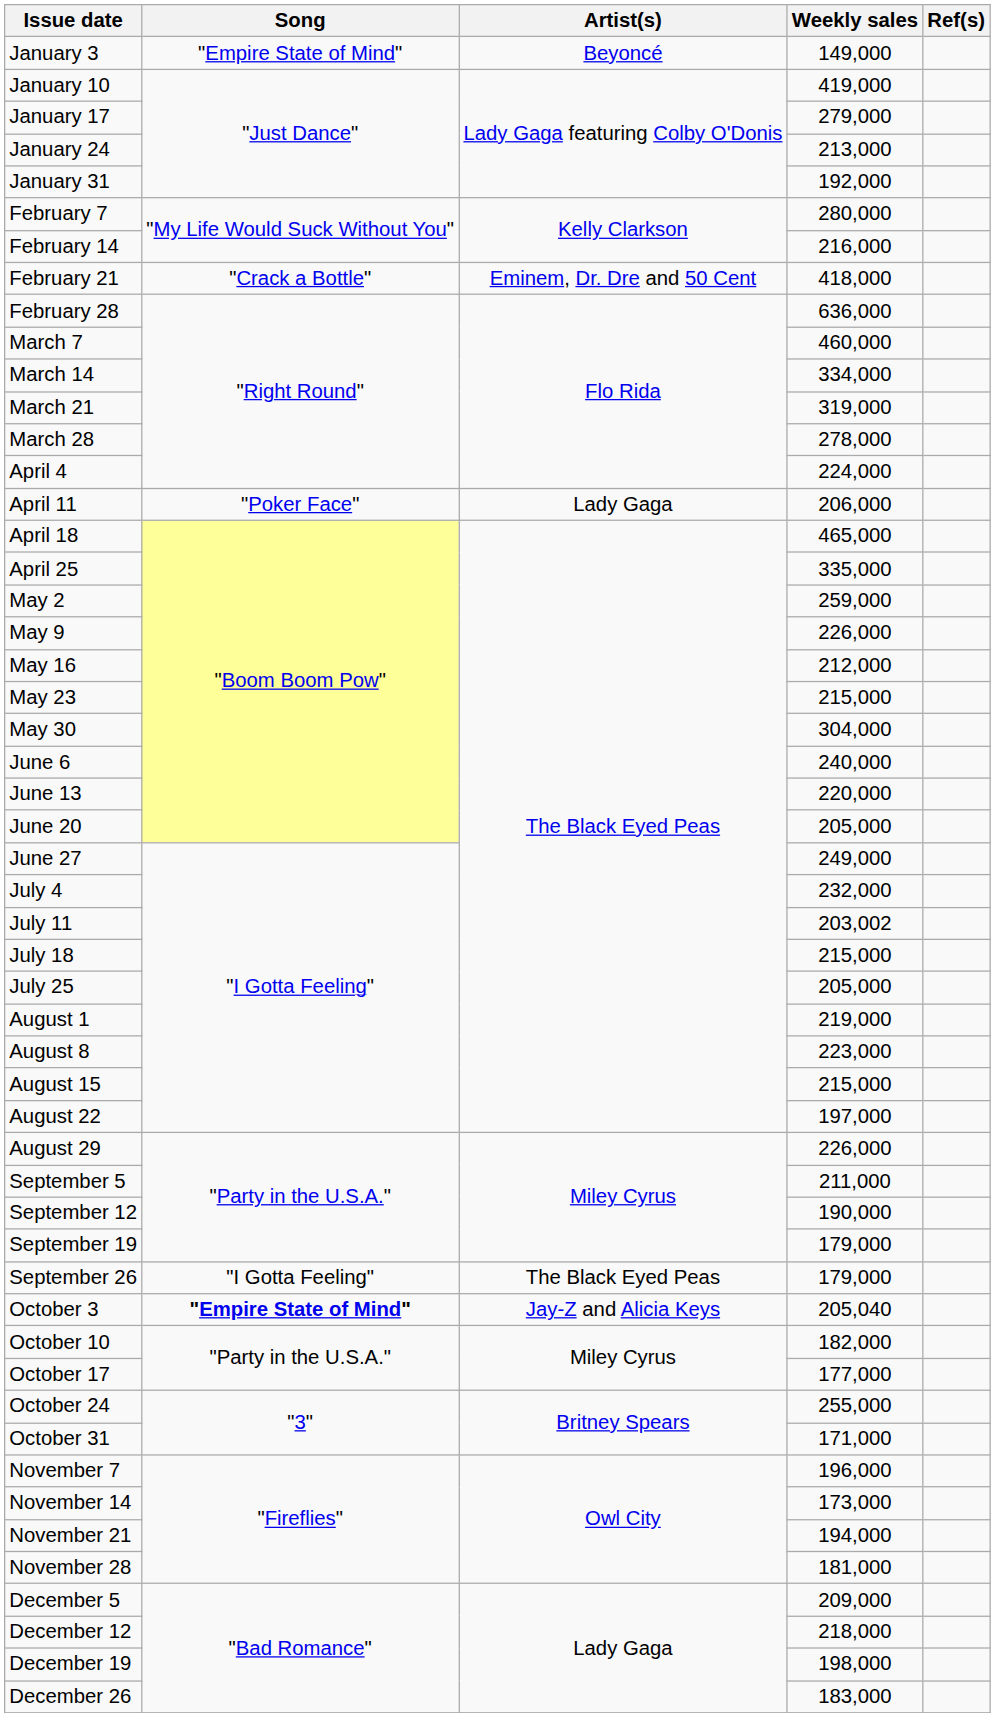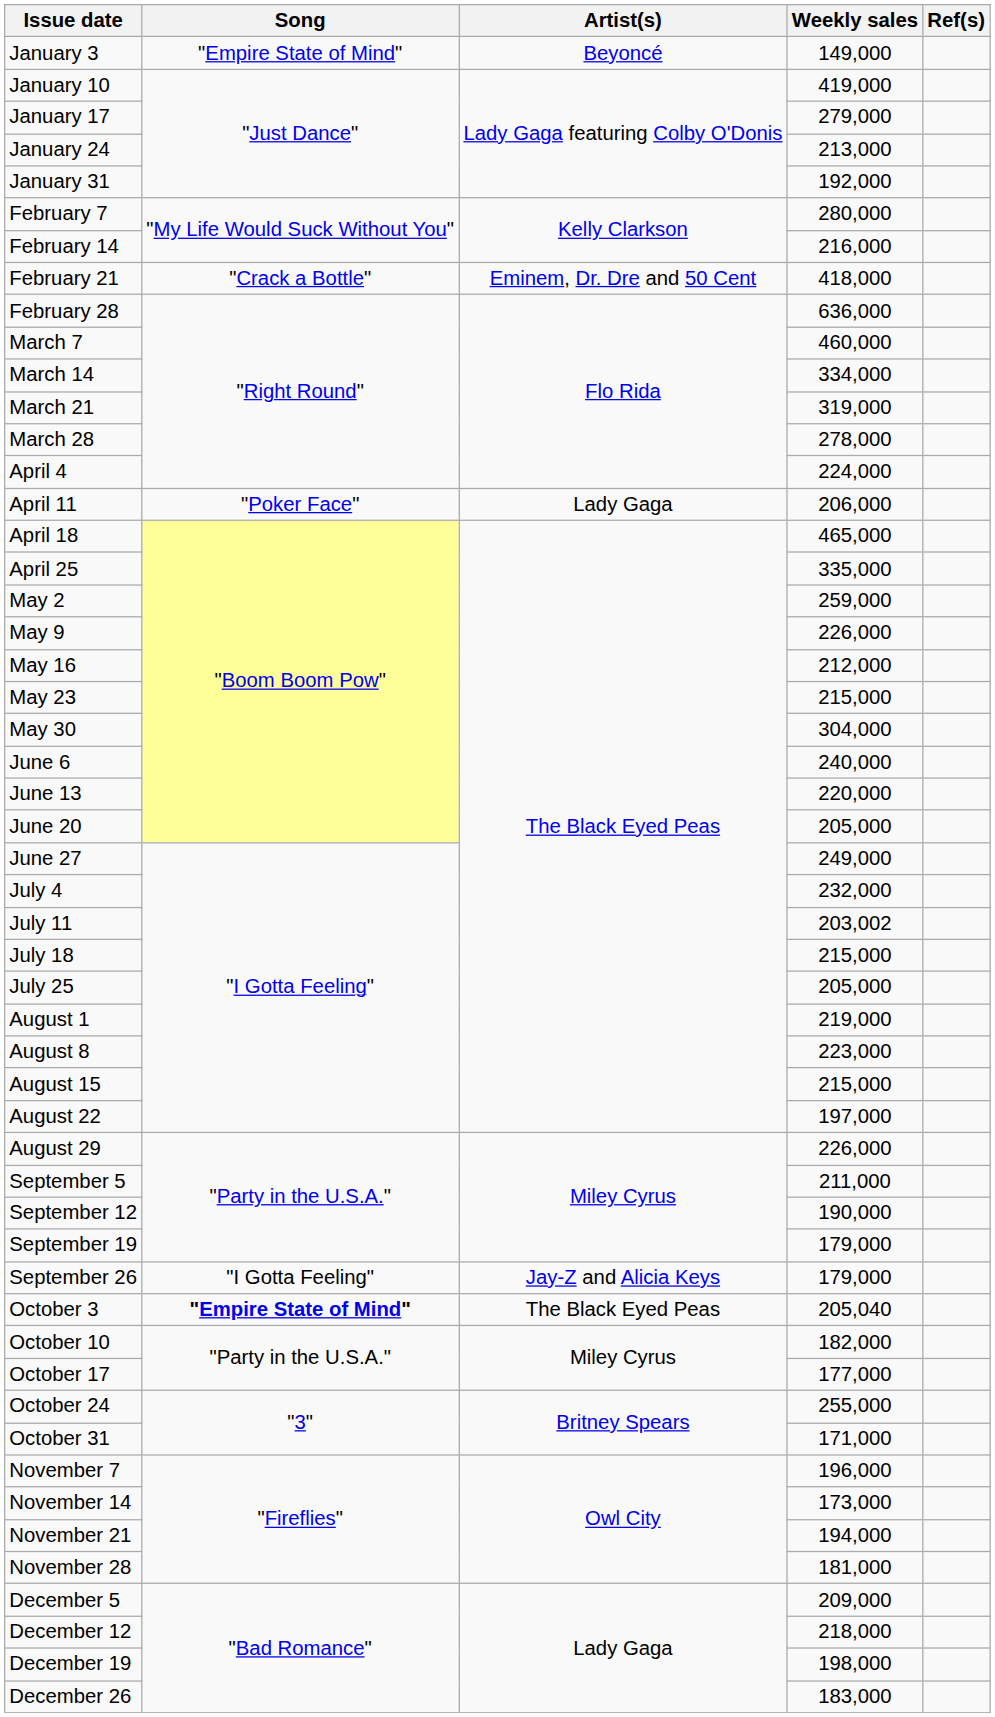(623, 1277) The Black Eyed Peas -> (623, 1277) Jay-Z and Alicia Keys
(623, 1309) Jay-Z and Alicia Keys -> (623, 1309) The Black Eyed Peas
